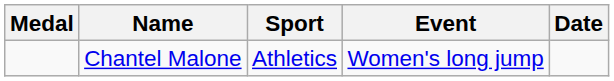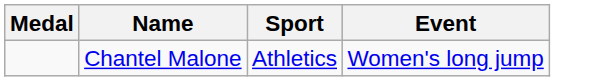- column: (579, 23)
